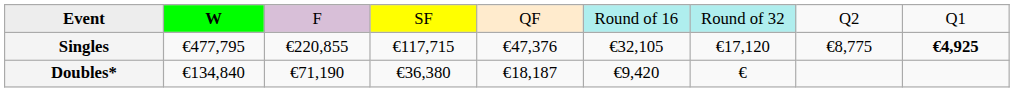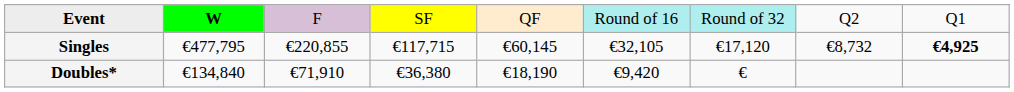(530, 46) €47,376 -> (530, 46) €60,145
(849, 46) €8,775 -> (849, 46) €8,732
(317, 73) €71,190 -> (317, 73) €71,910
(530, 73) €18,187 -> (530, 73) €18,190
